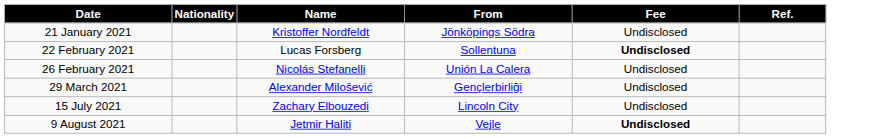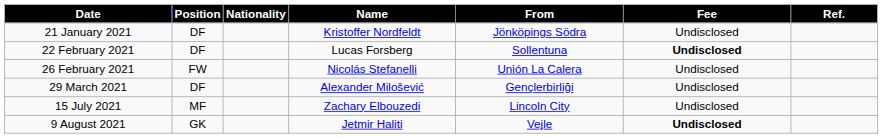+ column: (198, 14)
